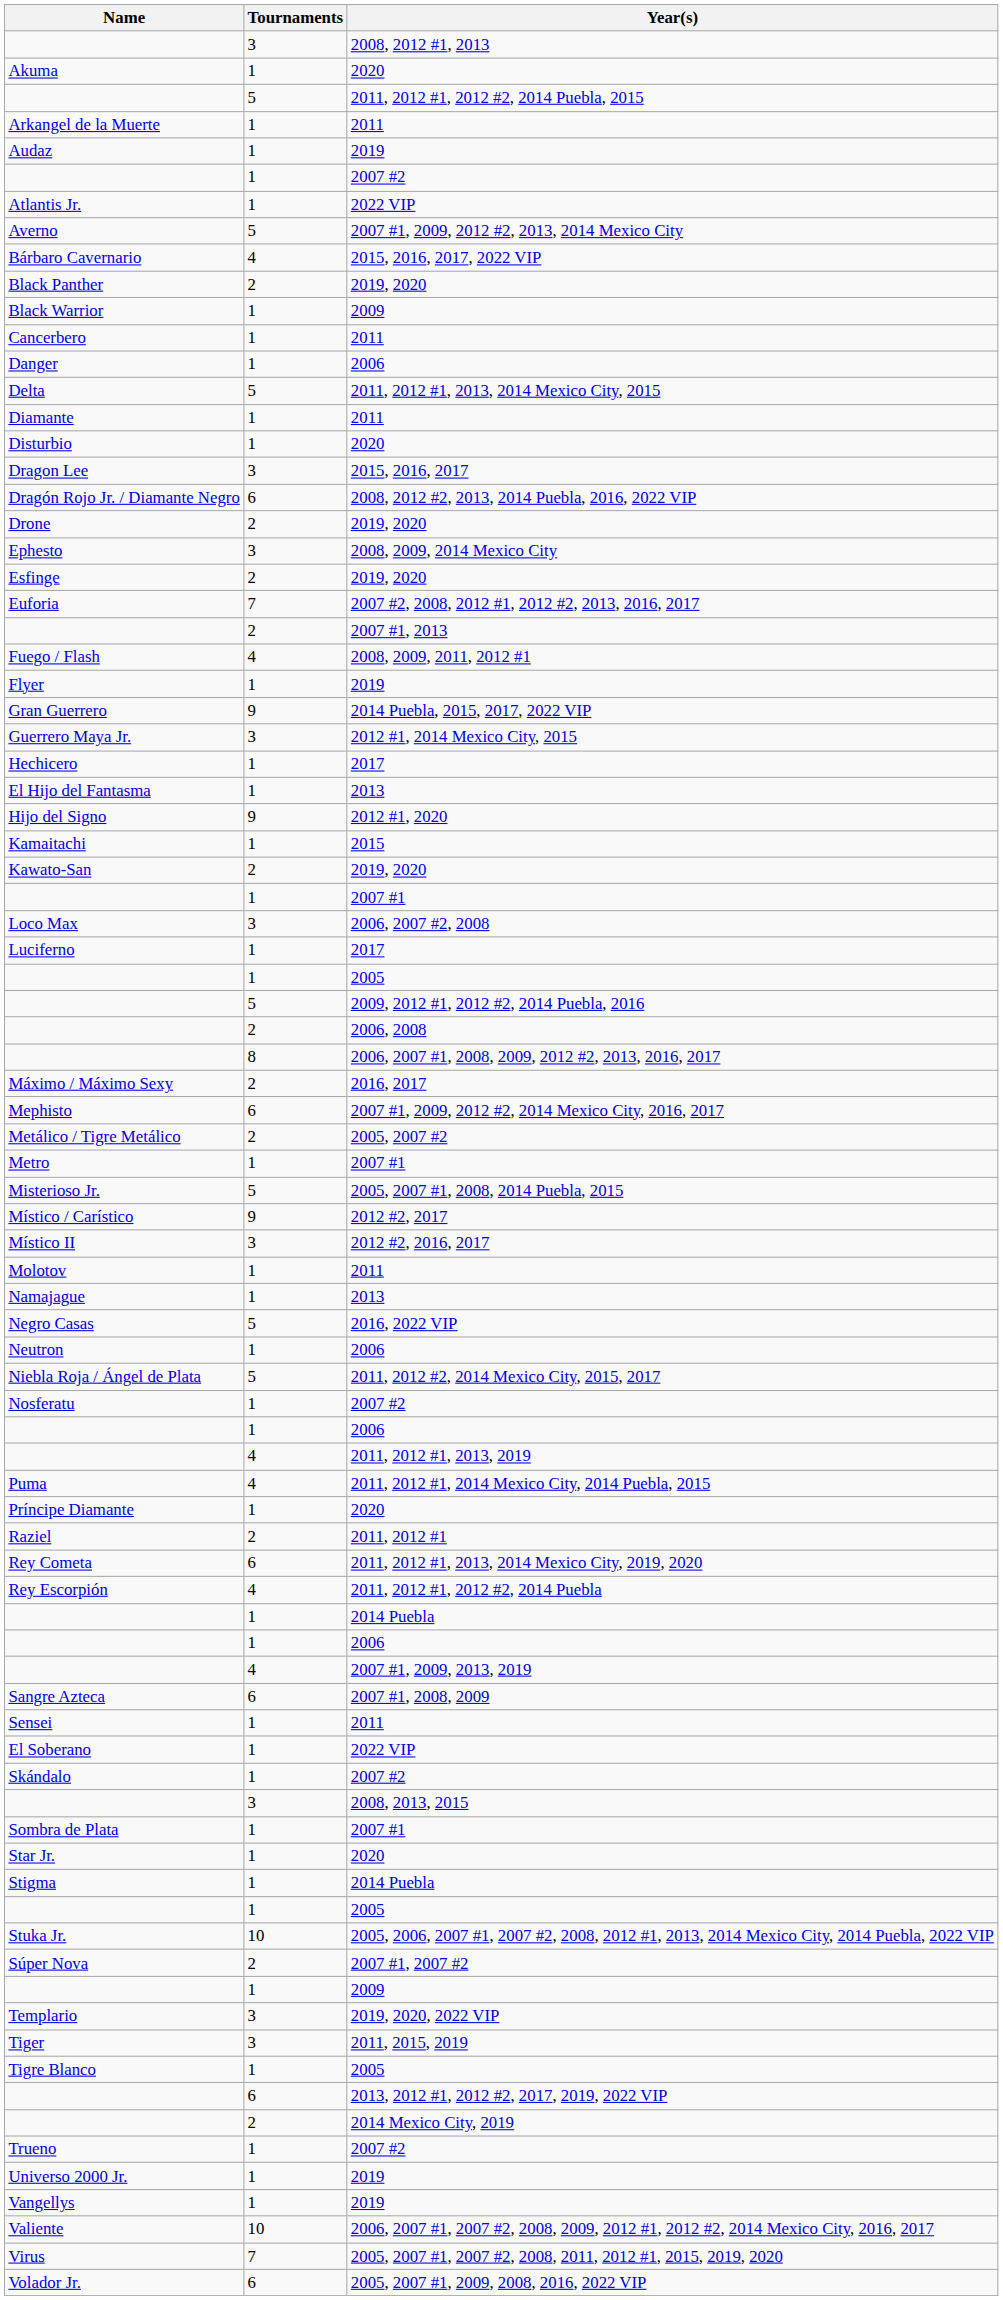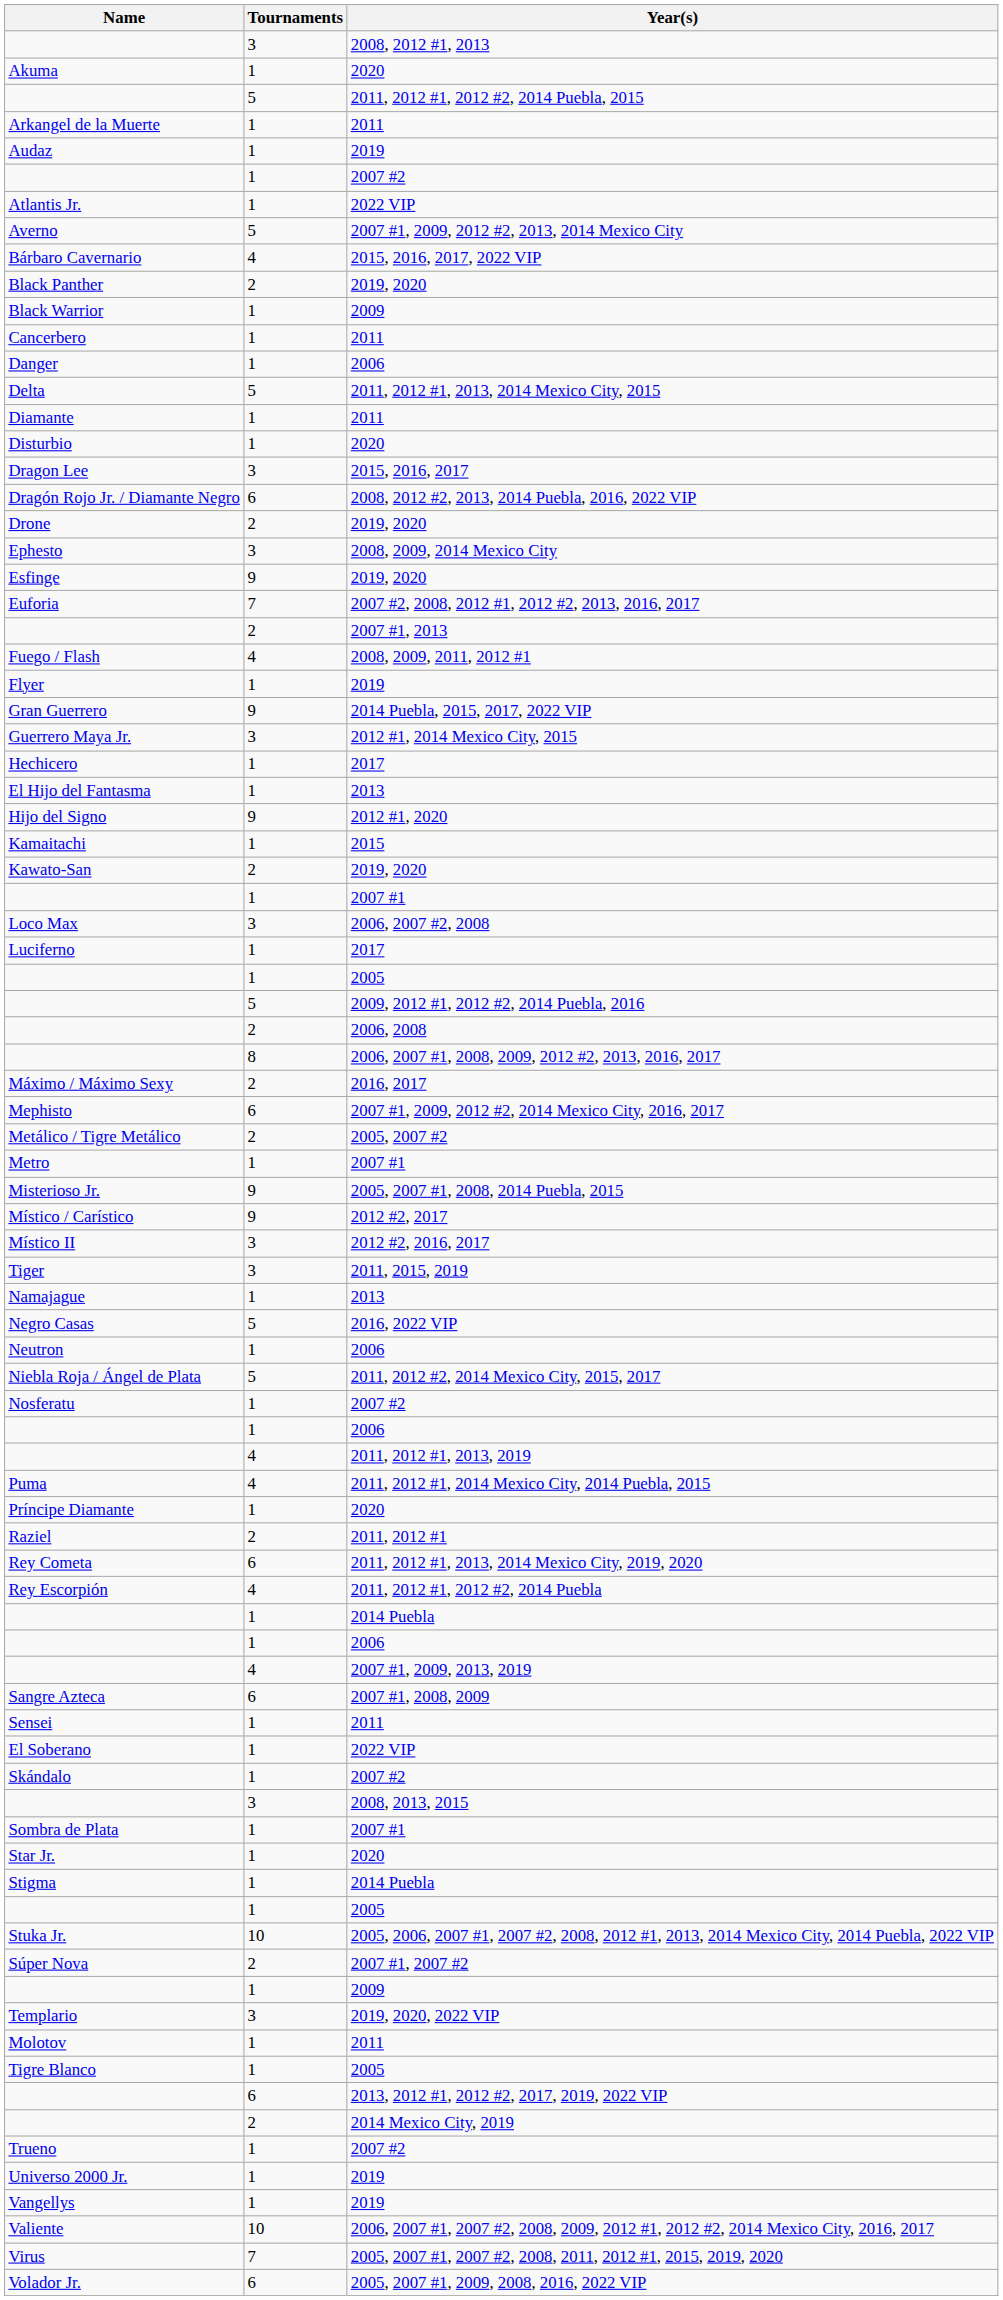(252, 577) 2 -> (252, 577) 9
(252, 1190) 5 -> (252, 1190) 9
rows swapped: (37, 1270) <-> (26, 2042)
